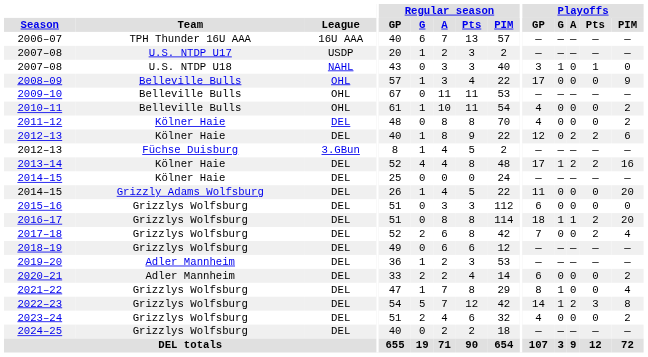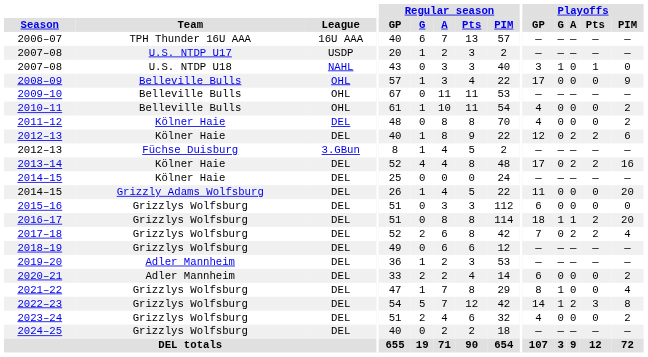(561, 164) 1 -> (561, 164) 0
(573, 234) 0 -> (573, 234) 2
